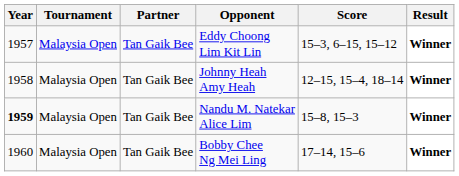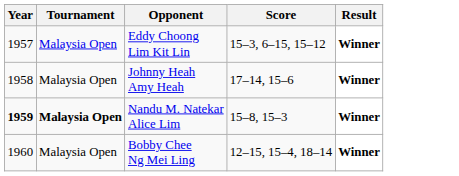- column: (158, 15)
(352, 80) 12–15, 15–4, 18–14 -> (262, 80) 17–14, 15–6
(78, 116) normal -> (81, 116) bold
(333, 152) 17–14, 15–6 -> (281, 152) 12–15, 15–4, 18–14
